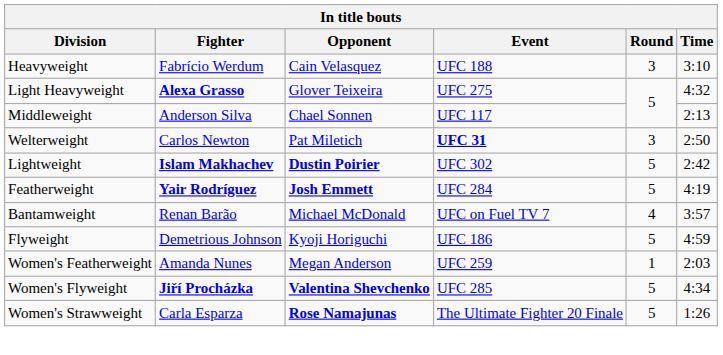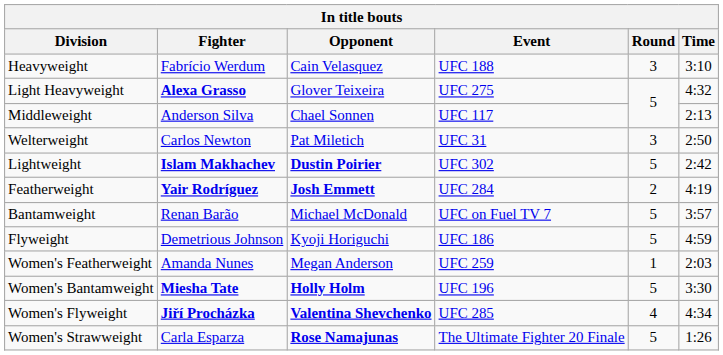(462, 139) bold -> (462, 139) normal
(652, 189) 5 -> (653, 189) 2
(652, 213) 4 -> (653, 213) 5
+ row: (81, 287)
(652, 287) 5 -> (653, 312) 4
